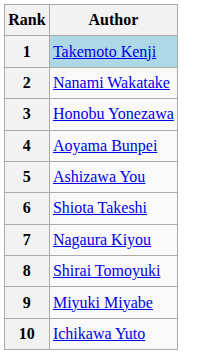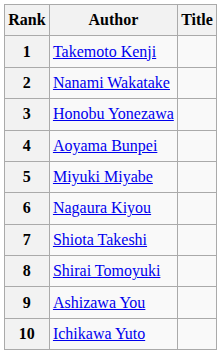+ column: (197, 20)
(105, 51) lightblue background -> (105, 51) no background
(99, 177) Ashizawa You -> (103, 177) Miyuki Miyabe
(100, 208) Shiota Takeshi -> (102, 208) Nagaura Kiyou
(102, 239) Nagaura Kiyou -> (100, 239) Shiota Takeshi
(103, 302) Miyuki Miyabe -> (99, 302) Ashizawa You
